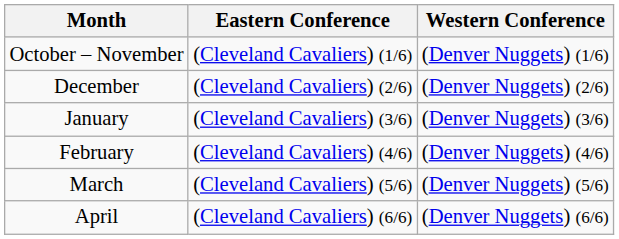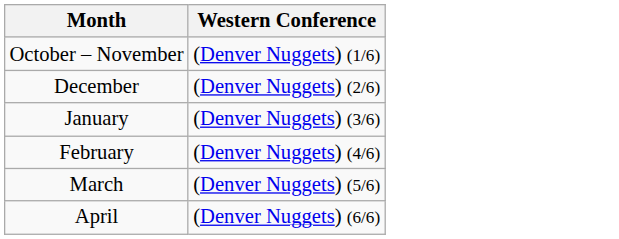- column: (303, 20)
